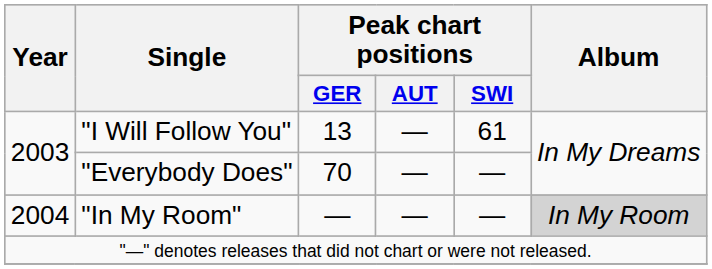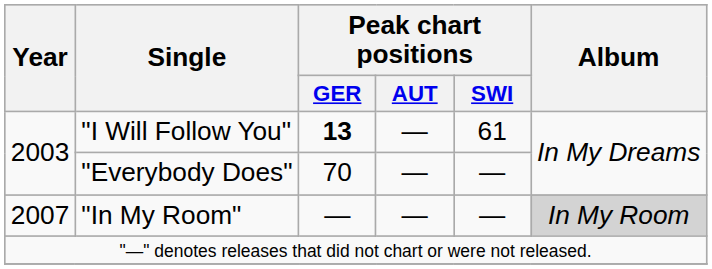(337, 131) normal -> (337, 131) bold
(40, 214) 2004 -> (40, 214) 2007
